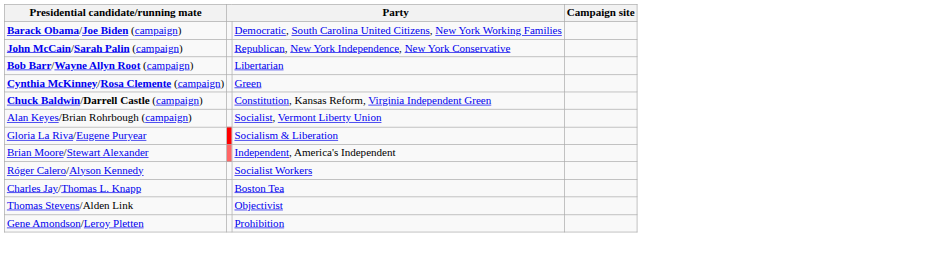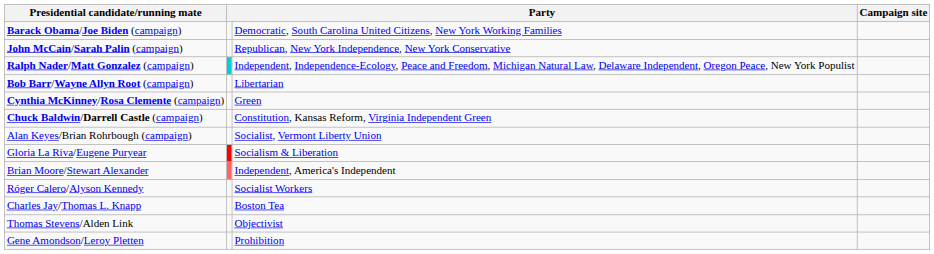+ row: (100, 65)
